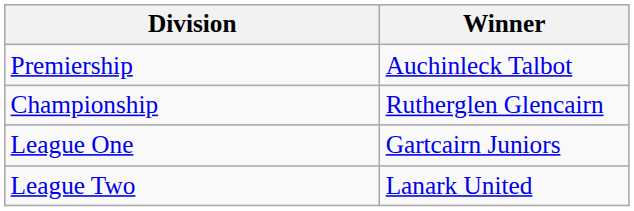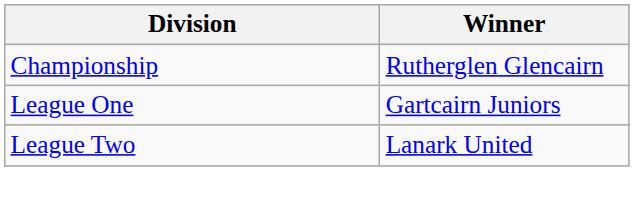- row: (72, 64)
